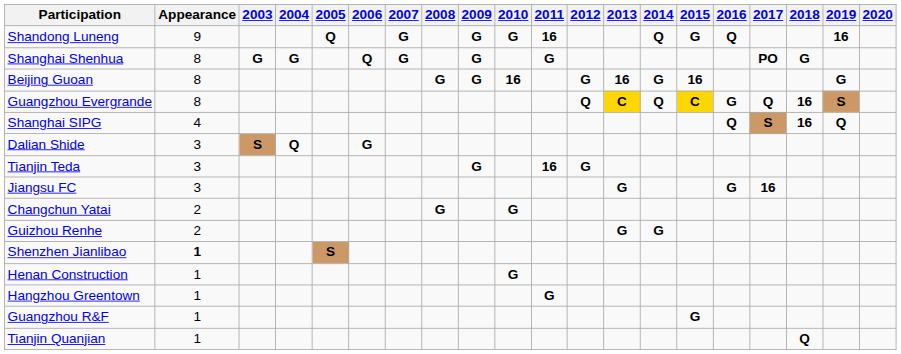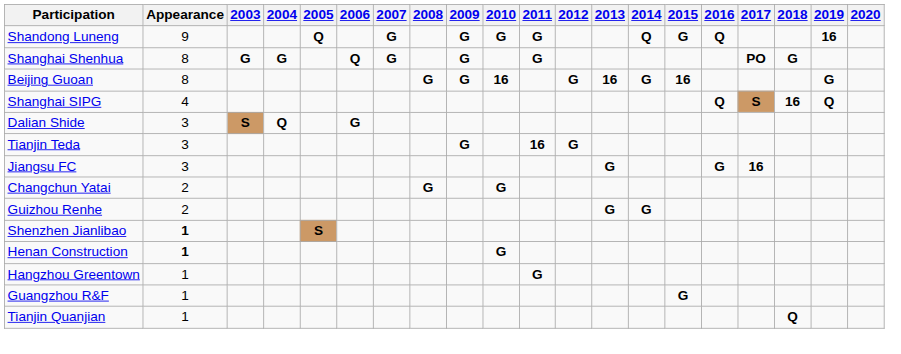(549, 36) 16 -> (537, 36) G
- row: (80, 101)
(197, 274) normal -> (185, 252) bold
